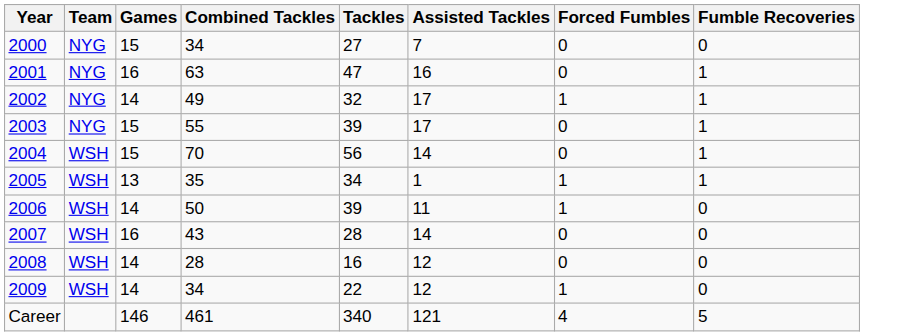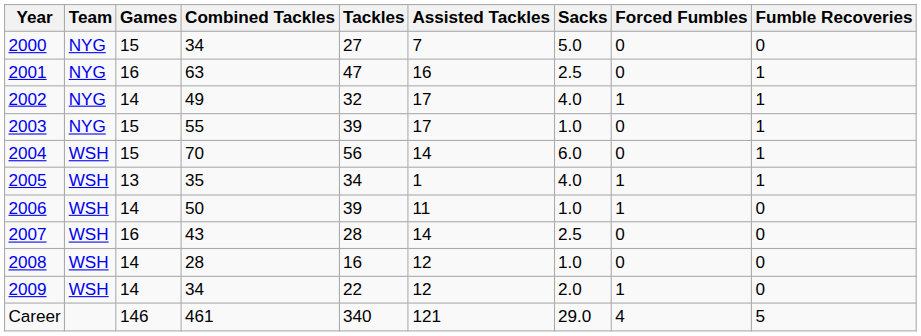+ column: (583, 18)
